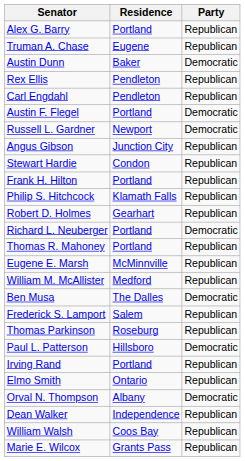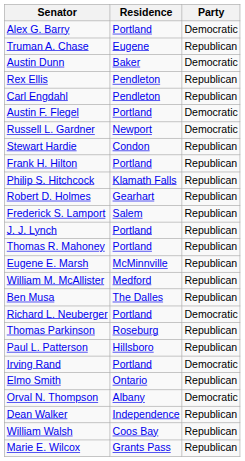(211, 29) Republican -> (211, 29) Democratic
- row: (40, 146)
rows swapped: (56, 314) <-> (57, 230)
+ row: (32, 230)
(211, 297) Democratic -> (211, 297) Republican
(211, 347) Democratic -> (211, 347) Republican
(211, 364) Republican -> (211, 364) Democratic
